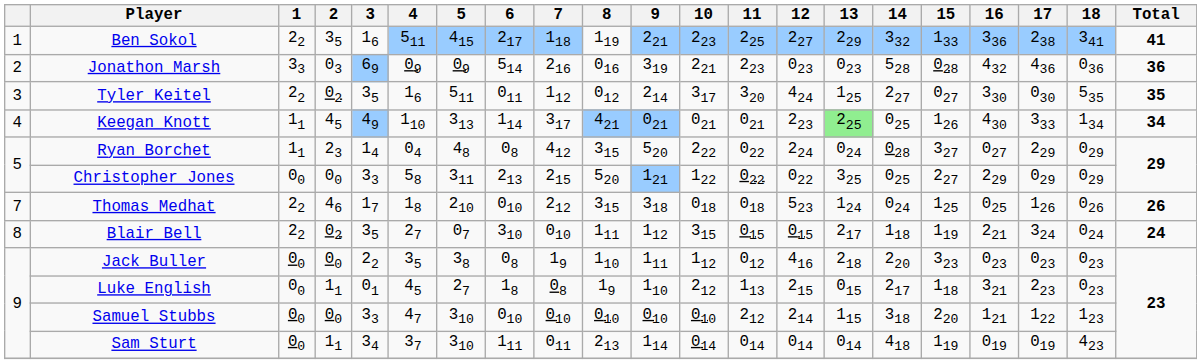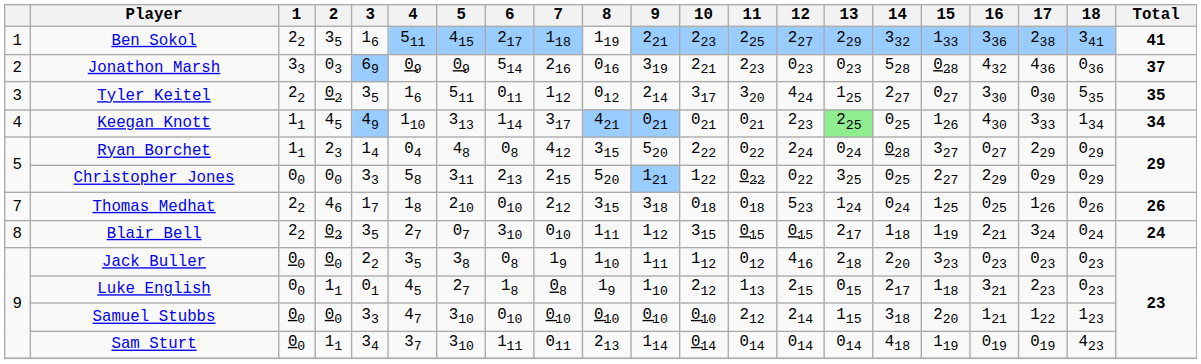(1156, 67) 36 -> (1156, 67) 37
